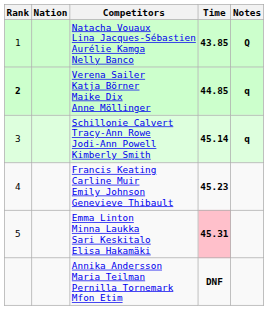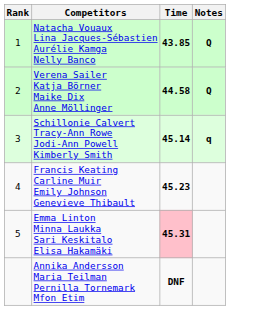- column: (50, 12)
(18, 91) bold -> (18, 91) normal
(214, 91) 44.85 -> (176, 91) 44.58
(247, 91) q -> (209, 91) Q
